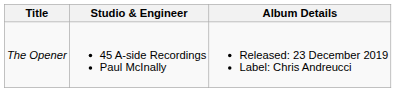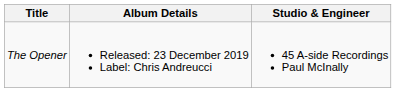columns swapped: (300, 13) <-> (139, 13)
